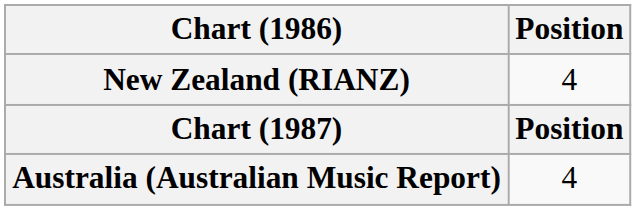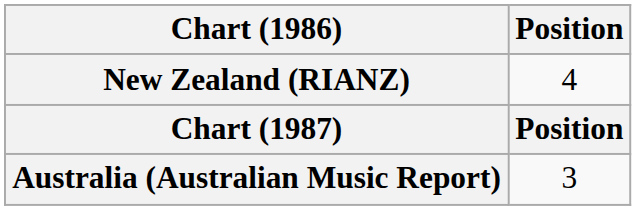(569, 178) 4 -> (569, 178) 3
